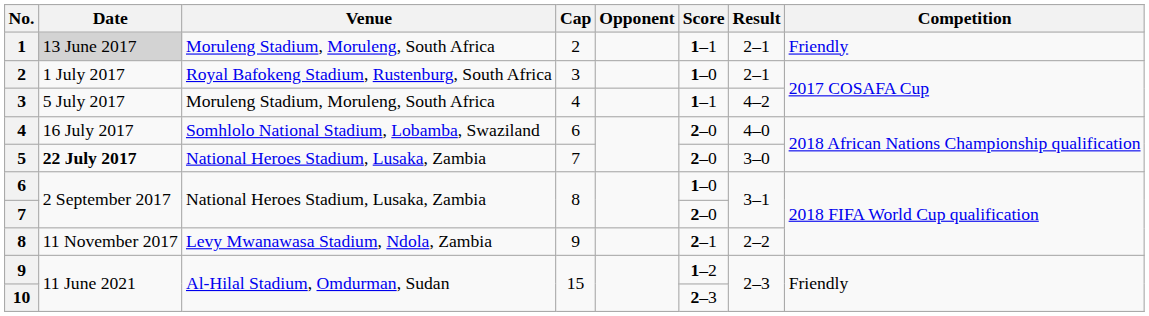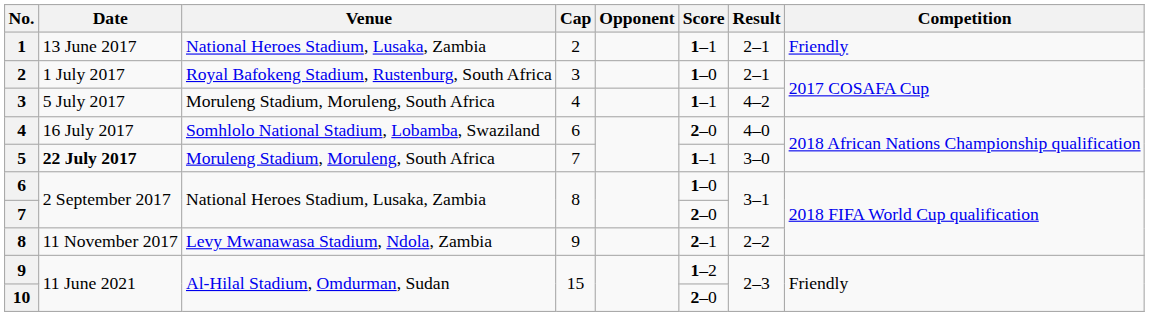(90, 46) lightgrey background -> (90, 46) no background
(340, 46) Moruleng Stadium, Moruleng, South Africa -> (336, 46) National Heroes Stadium, Lusaka, Zambia
(336, 158) National Heroes Stadium, Lusaka, Zambia -> (340, 158) Moruleng Stadium, Moruleng, South Africa
(704, 158) 2–0 -> (704, 158) 1–1
(704, 297) 2–3 -> (704, 297) 2–0
